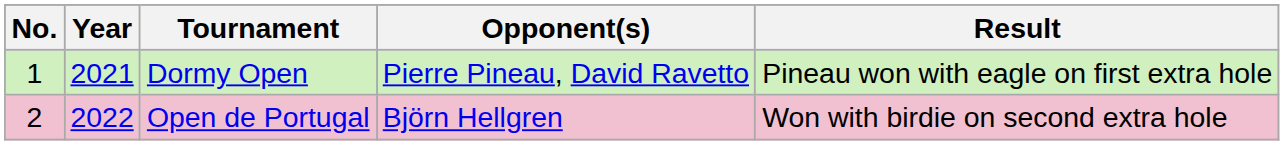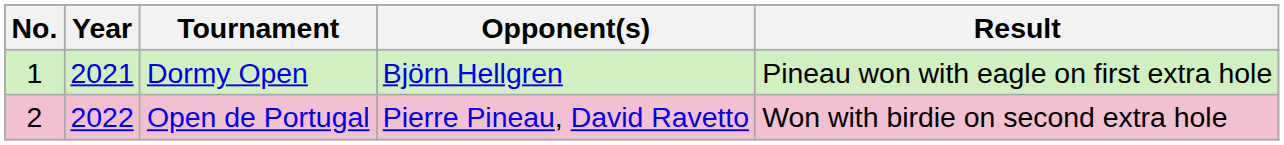(566, 73) Pierre Pineau, David Ravetto -> (473, 73) Björn Hellgren
(473, 118) Björn Hellgren -> (566, 118) Pierre Pineau, David Ravetto
